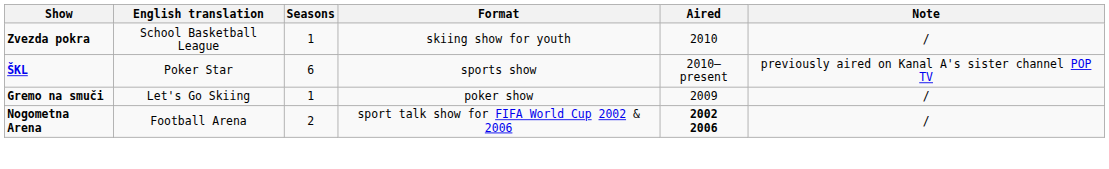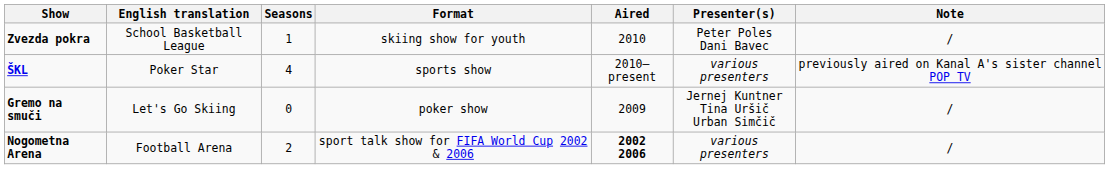+ column: (734, 14)
(311, 71) 6 -> (289, 71) 4
(311, 96) 1 -> (289, 109) 0
